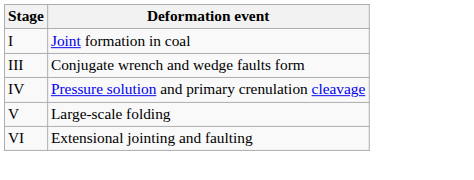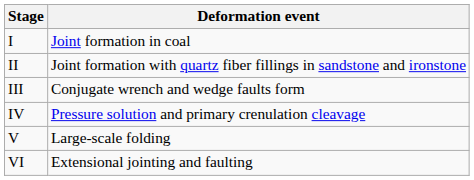+ row: (13, 65)
